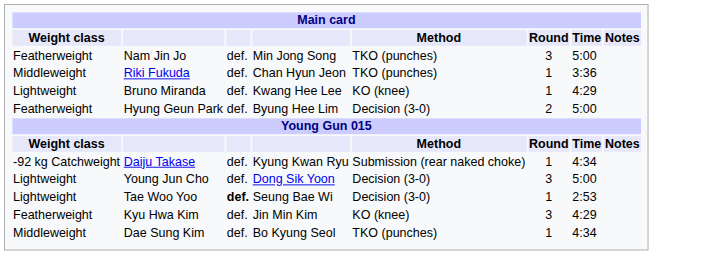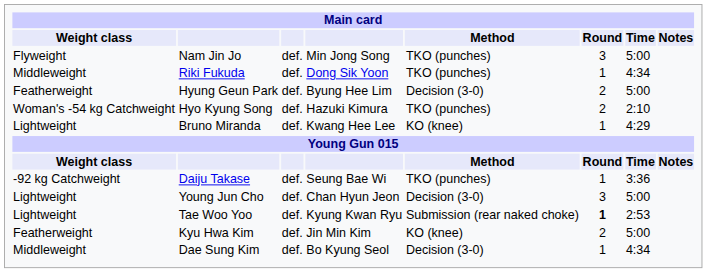(53, 55) Featherweight -> (39, 55) Flyweight
(299, 73) Chan Hyun Jeon -> (347, 73) Dong Sik Yoon
(584, 73) 3:36 -> (638, 73) 4:34
rows swapped: (165, 91) <-> (173, 108)
+ row: (226, 108)
(301, 161) Kyung Kwan Ryu -> (346, 179) Seung Bae Wi
(439, 161) Submission (rear naked choke) -> (448, 179) TKO (punches)
(584, 161) 4:34 -> (638, 179) 3:36
(294, 179) Dong Sik Yoon -> (353, 197) Chan Hyun Jeon
(238, 197) bold -> (292, 214) normal
(293, 197) Seung Bae Wi -> (354, 214) Kyung Kwan Ryu
(391, 197) Decision (3-0) -> (492, 214) Submission (rear naked choke)
(549, 197) normal -> (602, 214) bold
(549, 214) 3 -> (602, 232) 2
(584, 214) 4:29 -> (638, 232) 5:00
(395, 232) TKO (punches) -> (445, 250) Decision (3-0)
